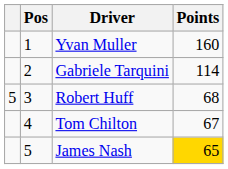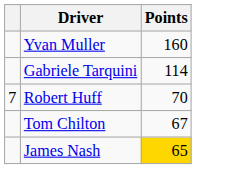- column: (36, 17)
(12, 97) 5 -> (12, 97) 7
(211, 97) 68 -> (180, 97) 70
